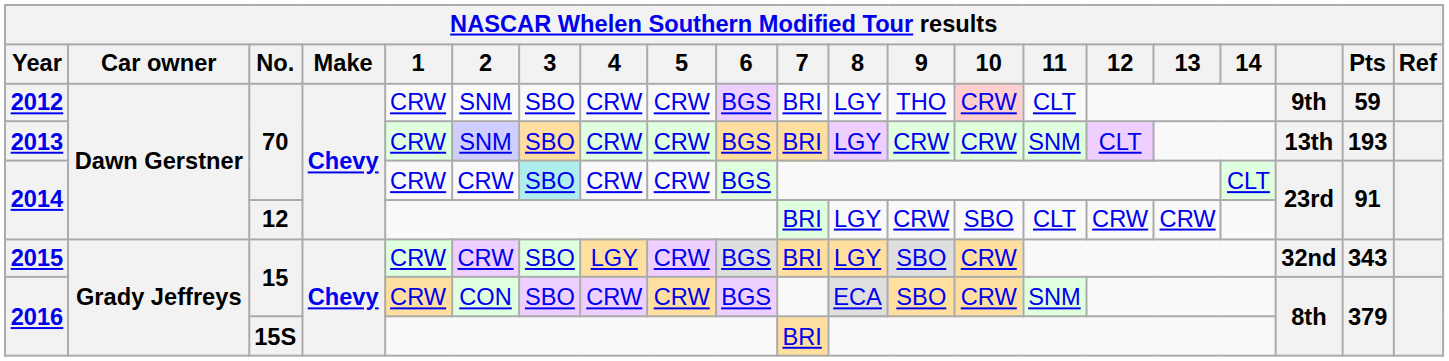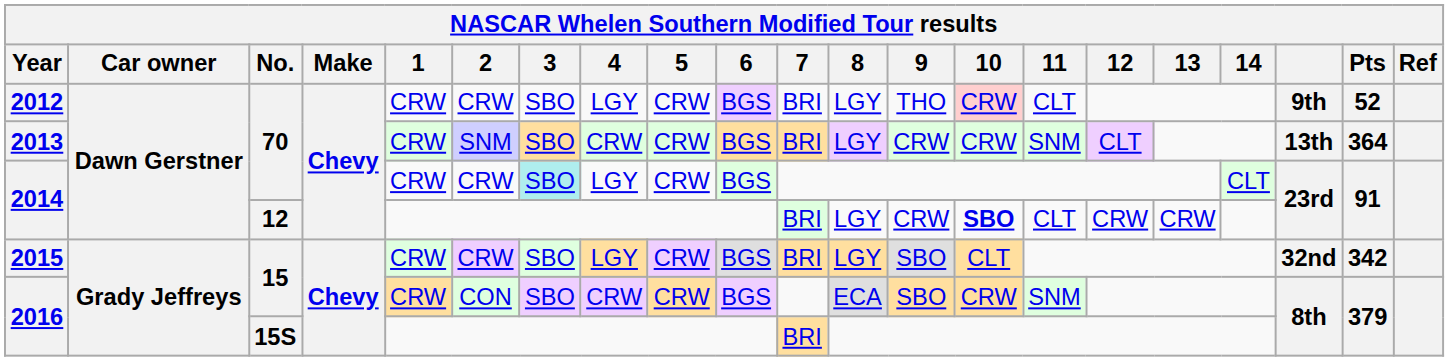(486, 102) SNM -> (486, 102) CRW
(614, 102) CRW -> (614, 102) LGY
(1368, 102) 59 -> (1368, 102) 52
(1368, 141) 193 -> (1368, 141) 364
(614, 180) CRW -> (614, 180) LGY
(989, 219) normal -> (989, 219) bold
(989, 258) CRW -> (989, 258) CLT
(1368, 258) 343 -> (1368, 258) 342
